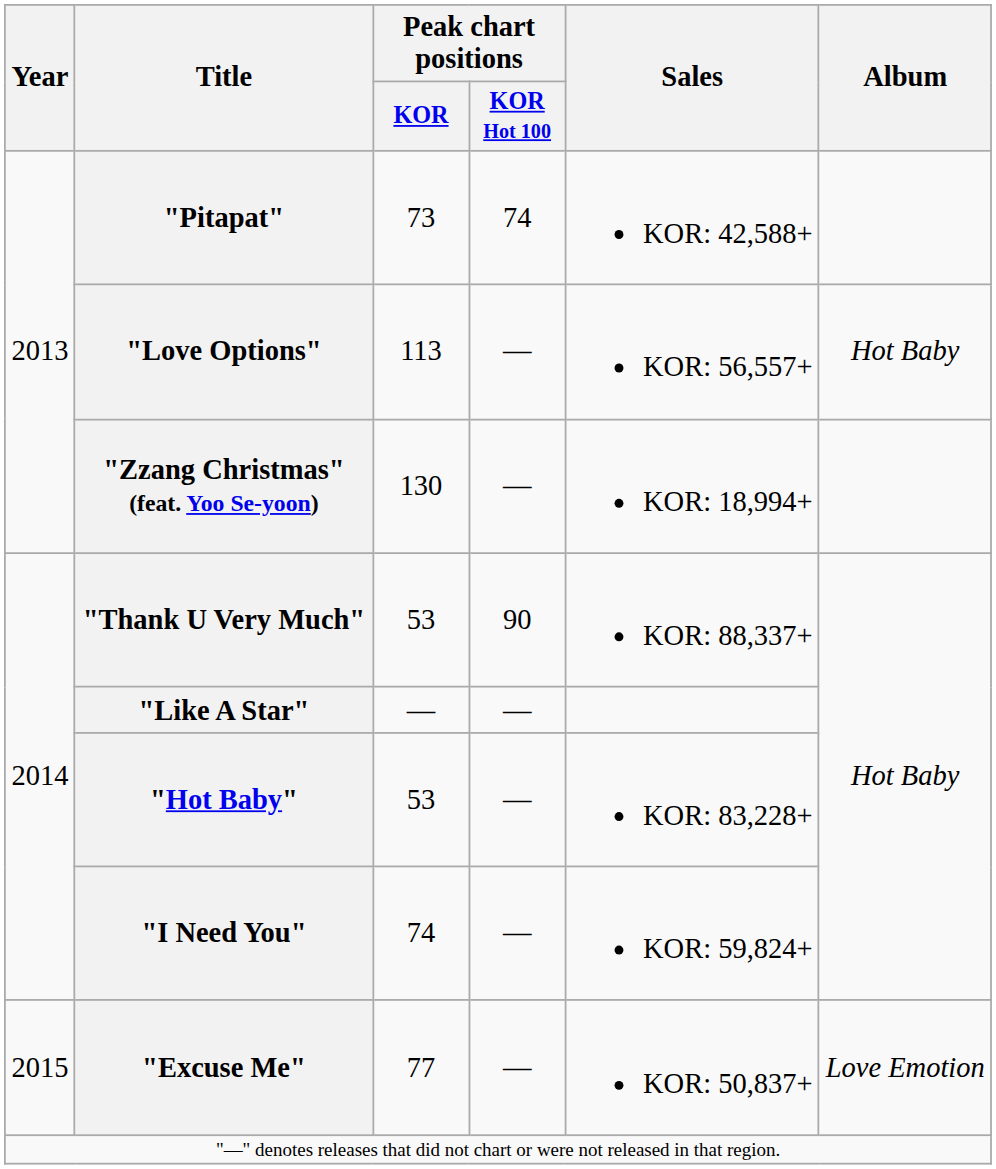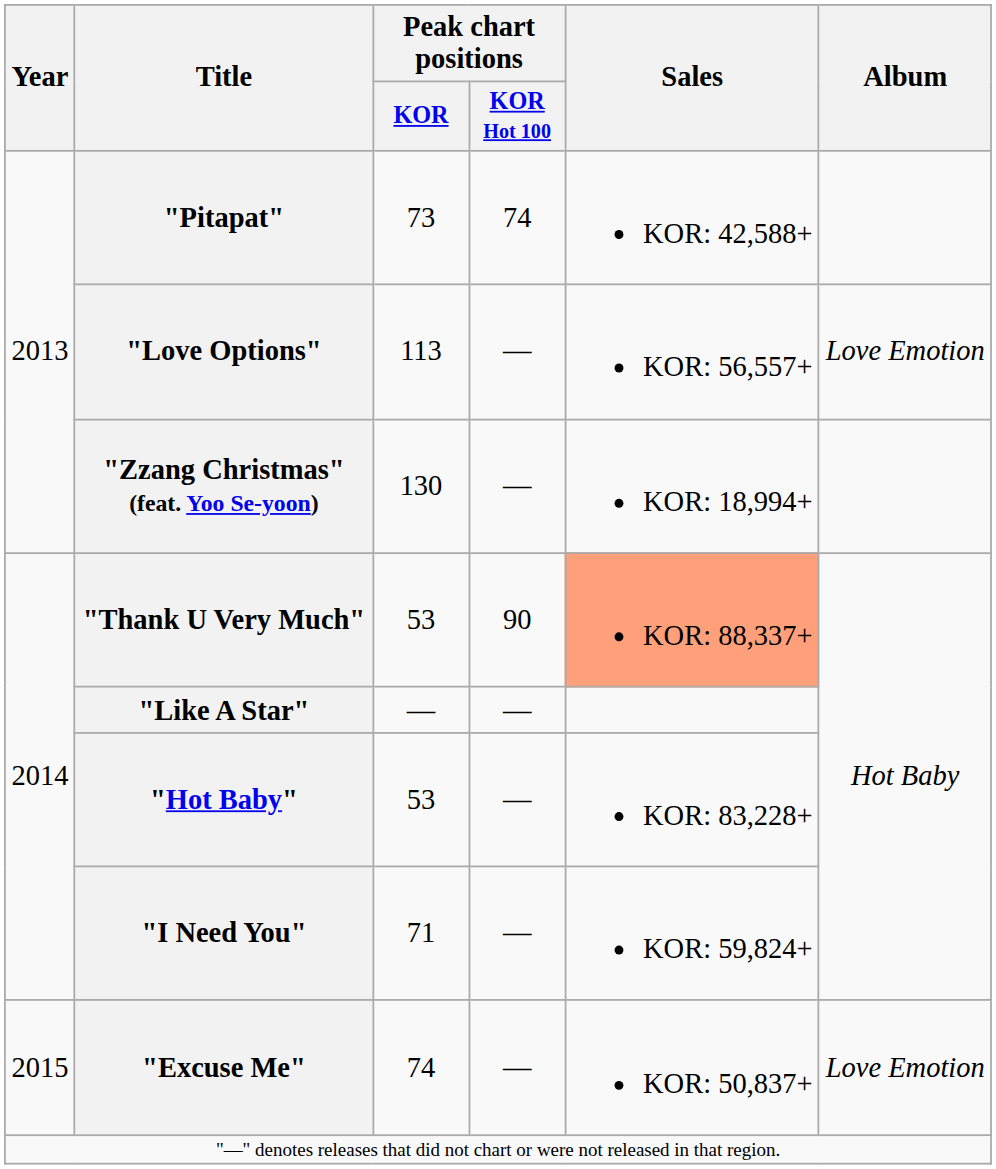(905, 351) Hot Baby -> (905, 351) Love Emotion
(692, 636) no background -> (692, 636) lightsalmon background
(421, 933) 74 -> (421, 933) 71
(421, 1067) 77 -> (421, 1067) 74
